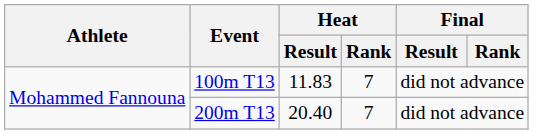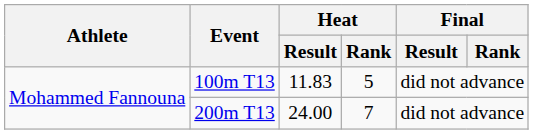(369, 81) 7 -> (369, 81) 5
(310, 112) 20.40 -> (310, 112) 24.00
